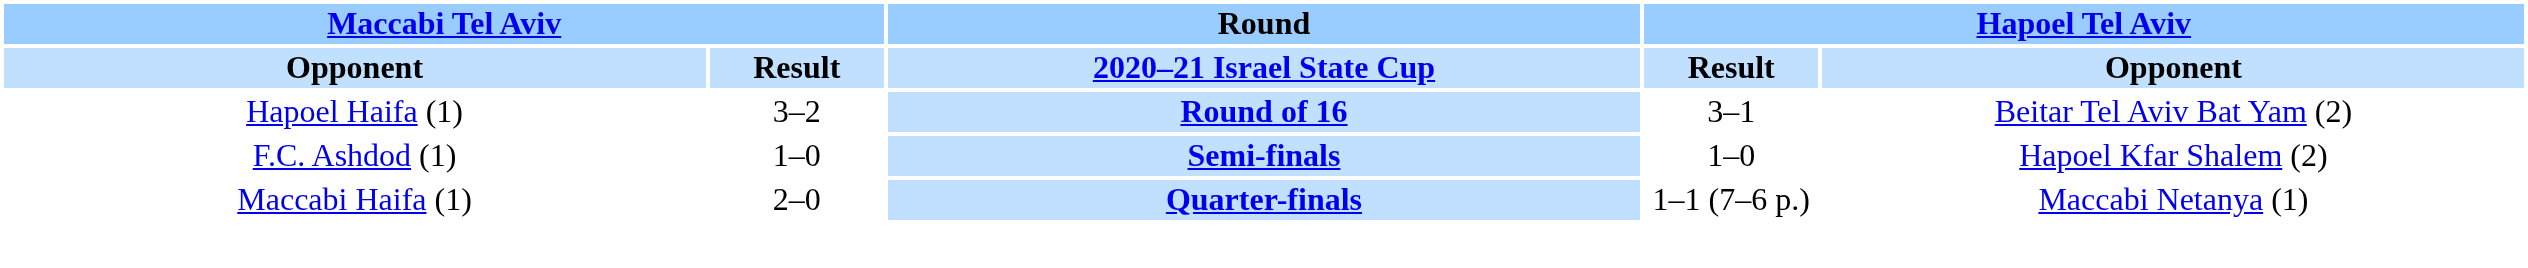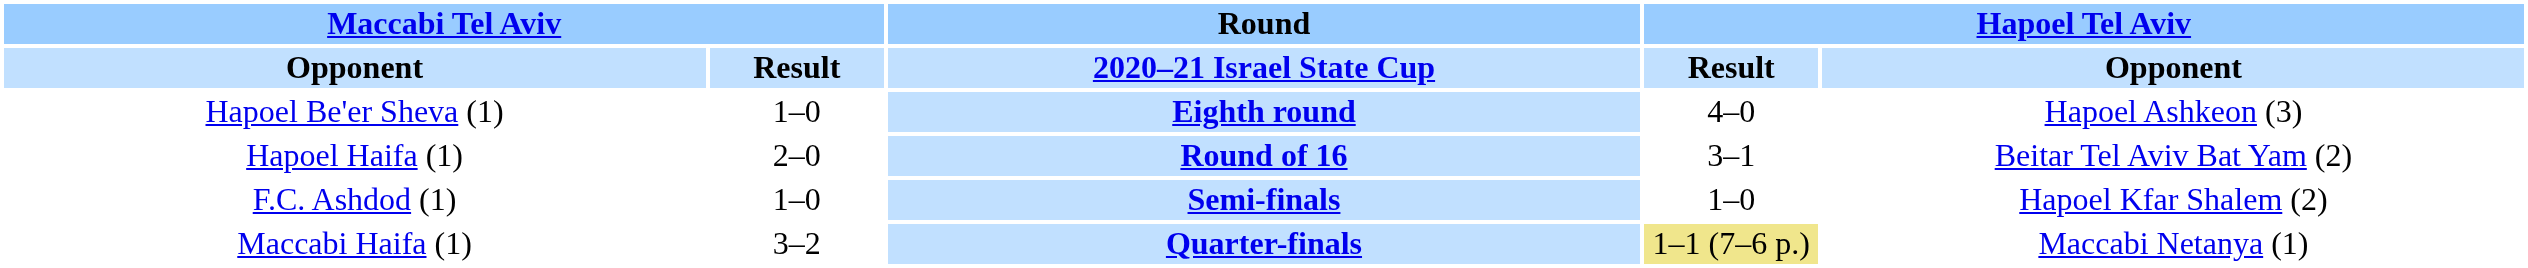+ row: (355, 111)
(797, 111) 3–2 -> (797, 155) 2–0
(797, 199) 2–0 -> (797, 243) 3–2
(1731, 199) no background -> (1731, 243) khaki background
